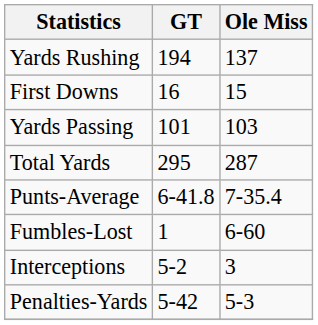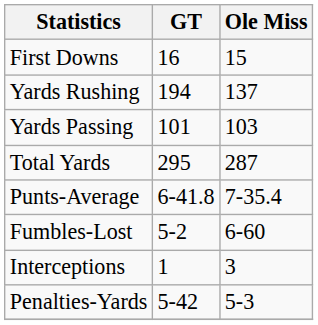rows swapped: (64, 92) <-> (75, 57)
(163, 232) 1 -> (172, 232) 5-2
(172, 267) 5-2 -> (163, 267) 1
